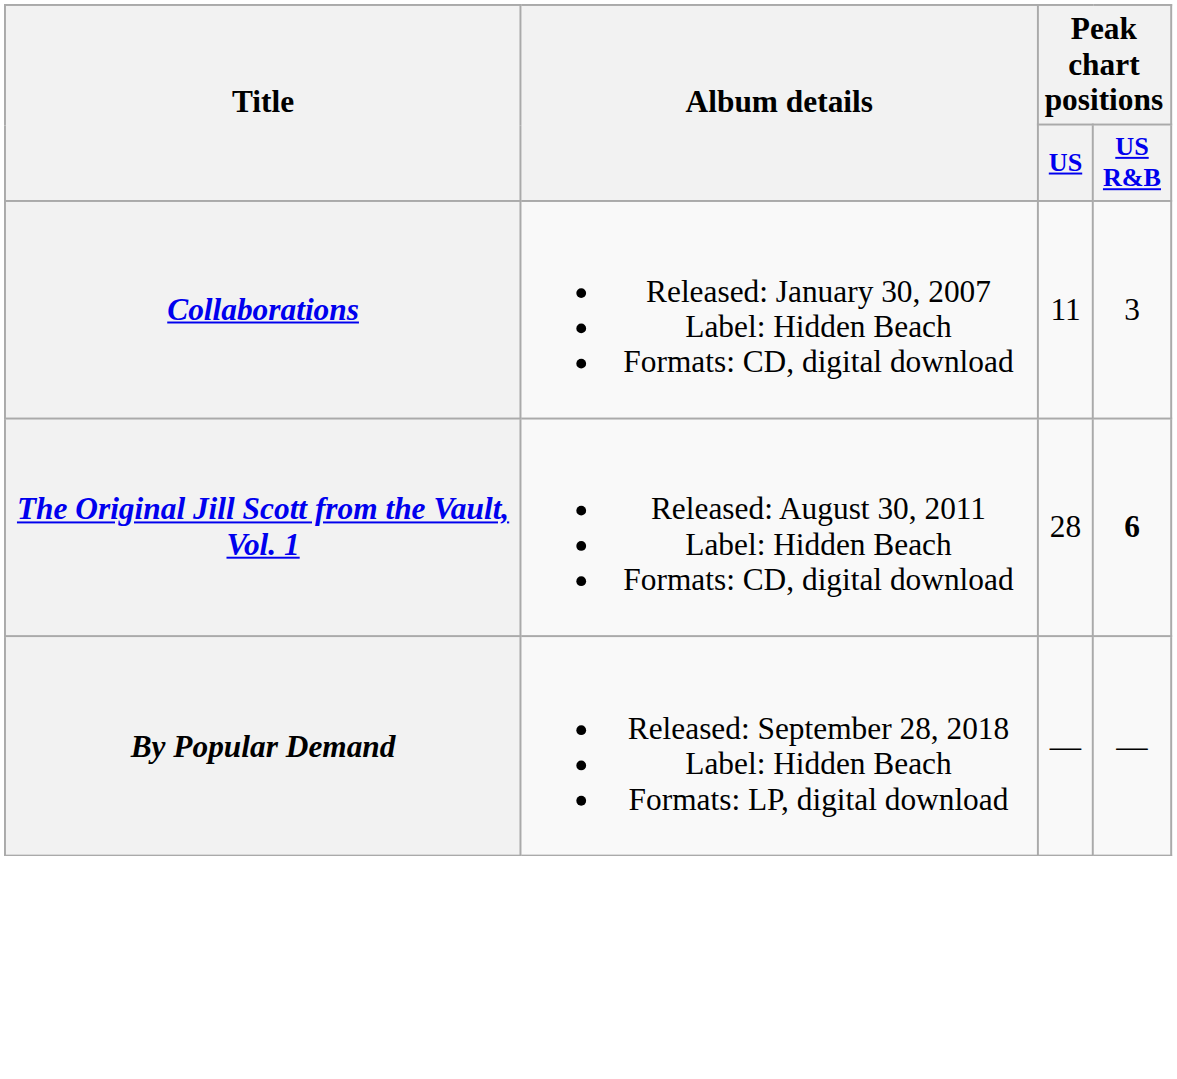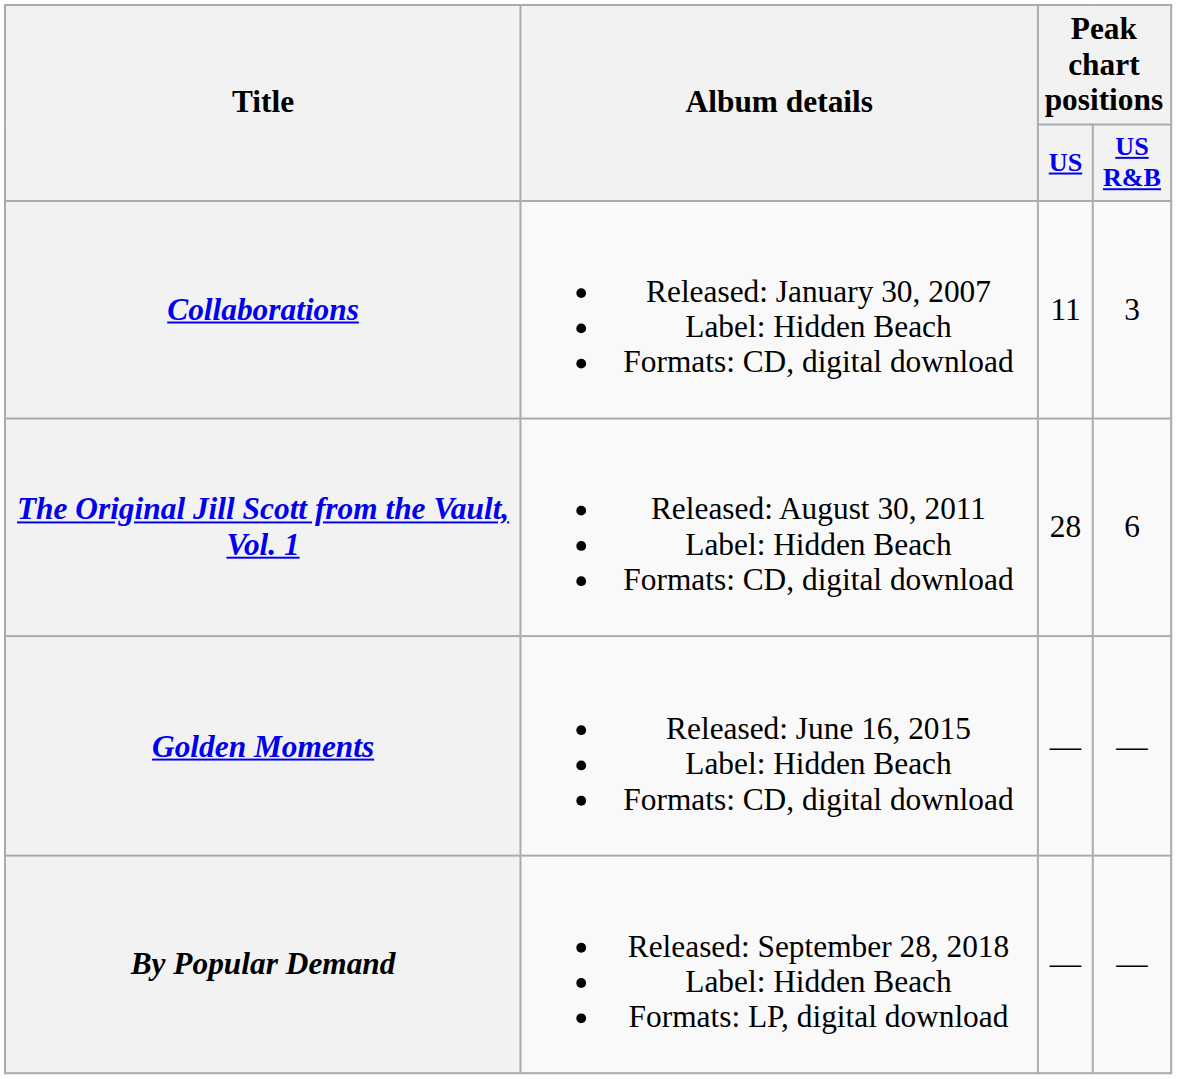(1132, 527) bold -> (1132, 527) normal
+ row: (263, 745)
